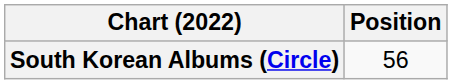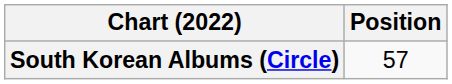(396, 59) 56 -> (396, 59) 57
